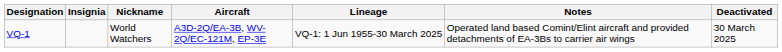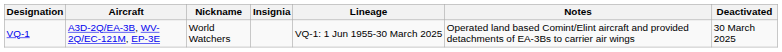columns swapped: (87, 12) <-> (232, 12)
